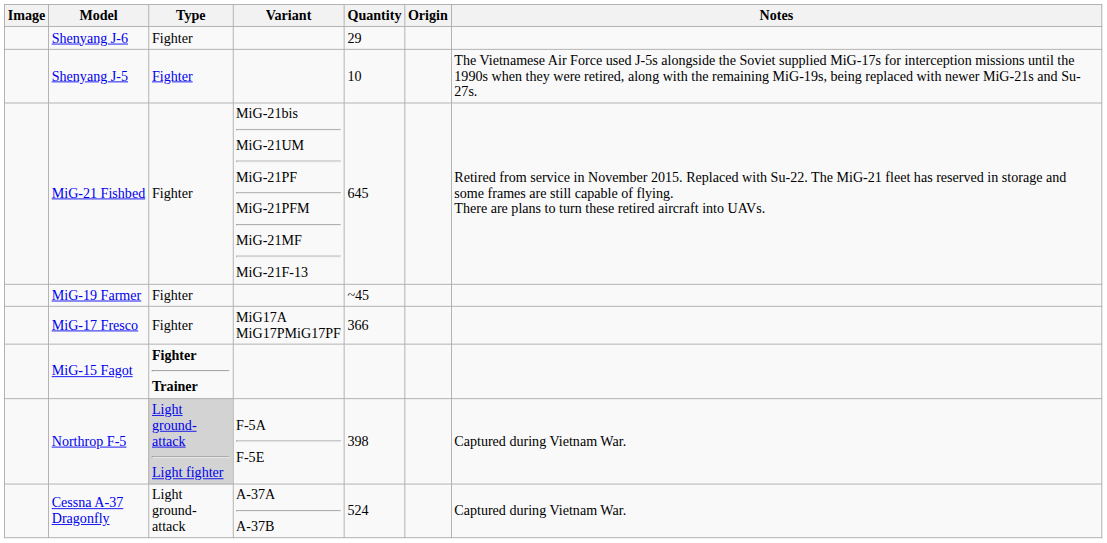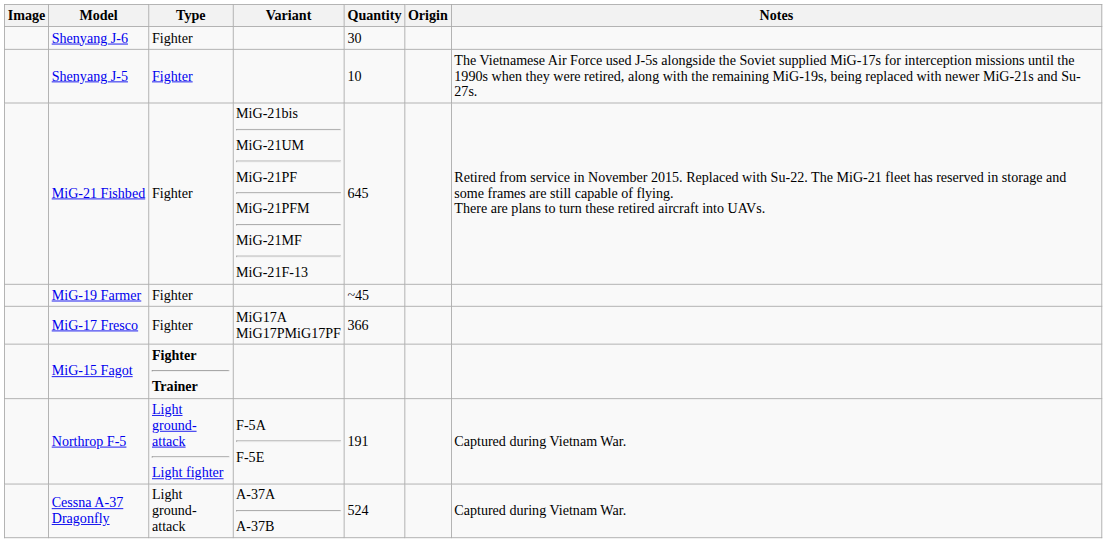(354, 37) 29 -> (354, 37) 30
(191, 441) lightgrey background -> (191, 441) no background
(358, 441) 398 -> (358, 441) 191
